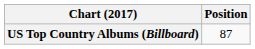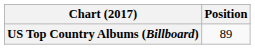(226, 34) 87 -> (226, 34) 89
